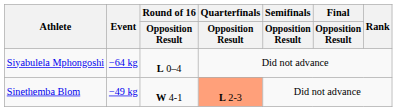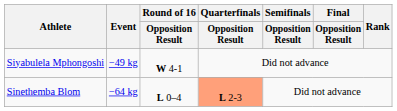(123, 63) −64 kg -> (123, 63) −49 kg
(169, 69) L 0–4 -> (169, 69) W 4-1
(123, 92) −49 kg -> (123, 92) −64 kg
(169, 98) W 4-1 -> (169, 98) L 0–4
